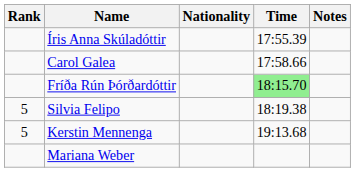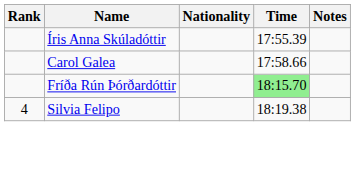(24, 109) 5 -> (24, 109) 4
- row: (100, 132)
- row: (91, 156)
